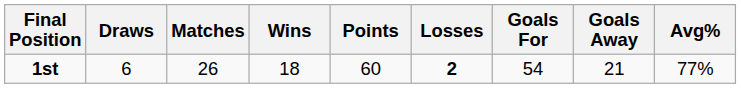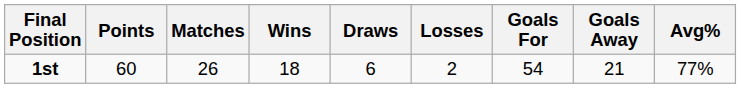columns swapped: (371, 30) <-> (126, 30)
(452, 69) bold -> (452, 69) normal
